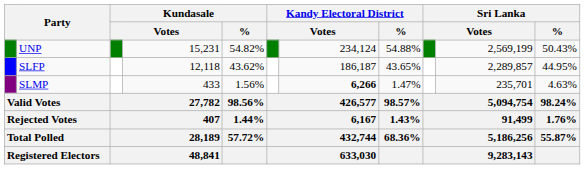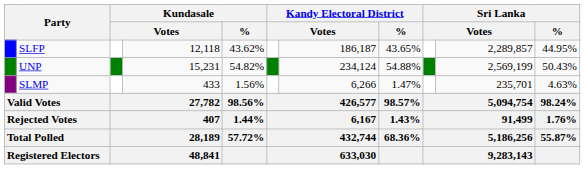rows swapped: (30, 48) <-> (32, 66)
(364, 84) bold -> (364, 84) normal
